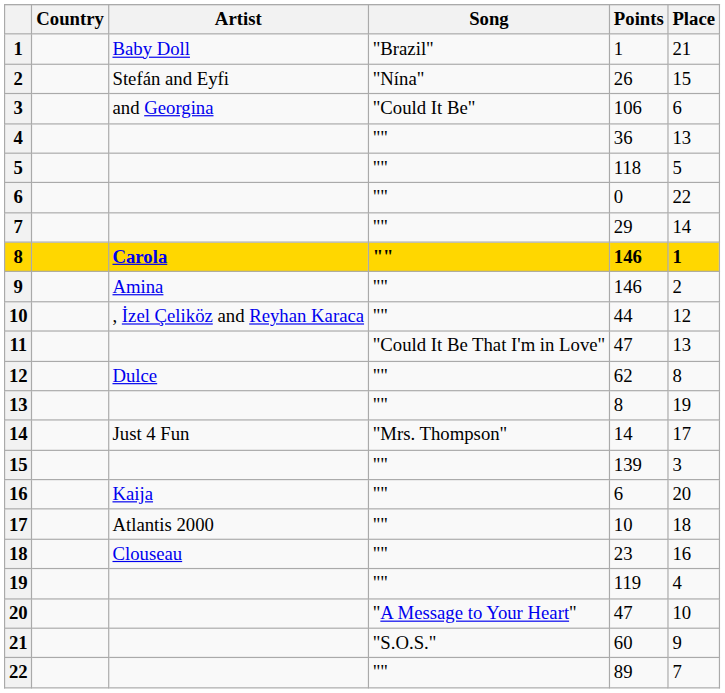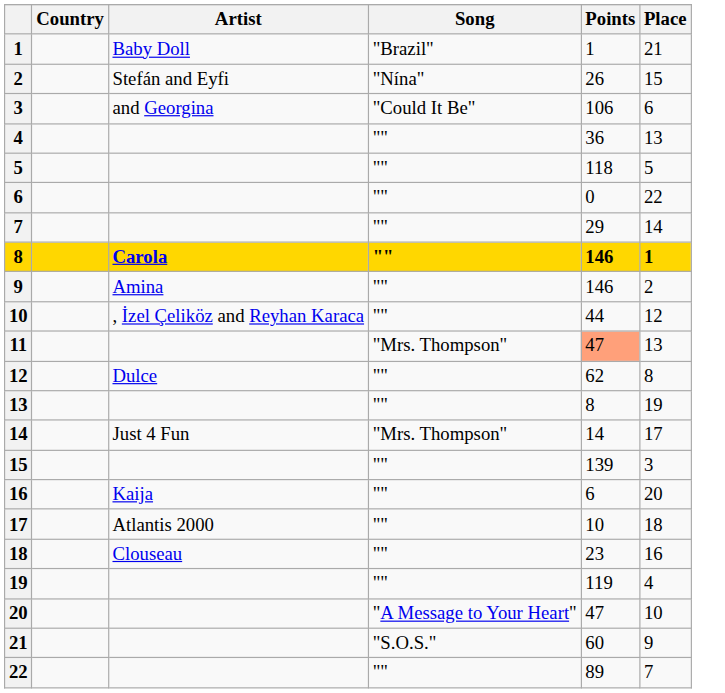(489, 345) "Could It Be That I'm in Love" -> (440, 345) "Mrs. Thompson"
(623, 345) no background -> (595, 345) lightsalmon background
